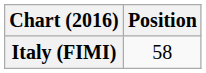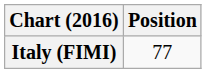(162, 52) 58 -> (162, 52) 77
